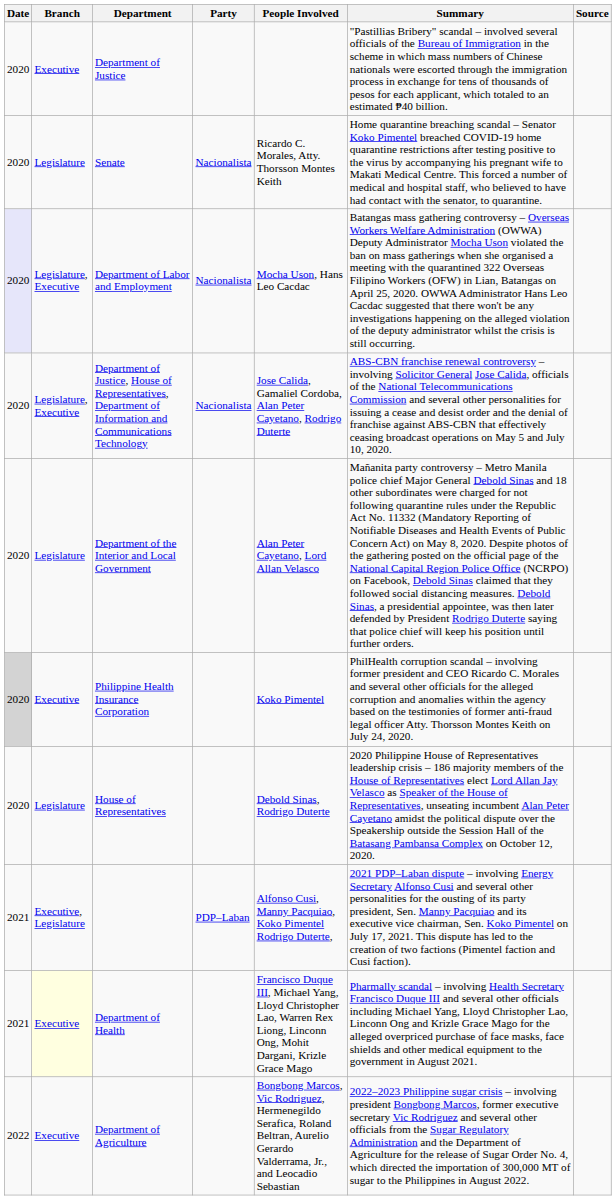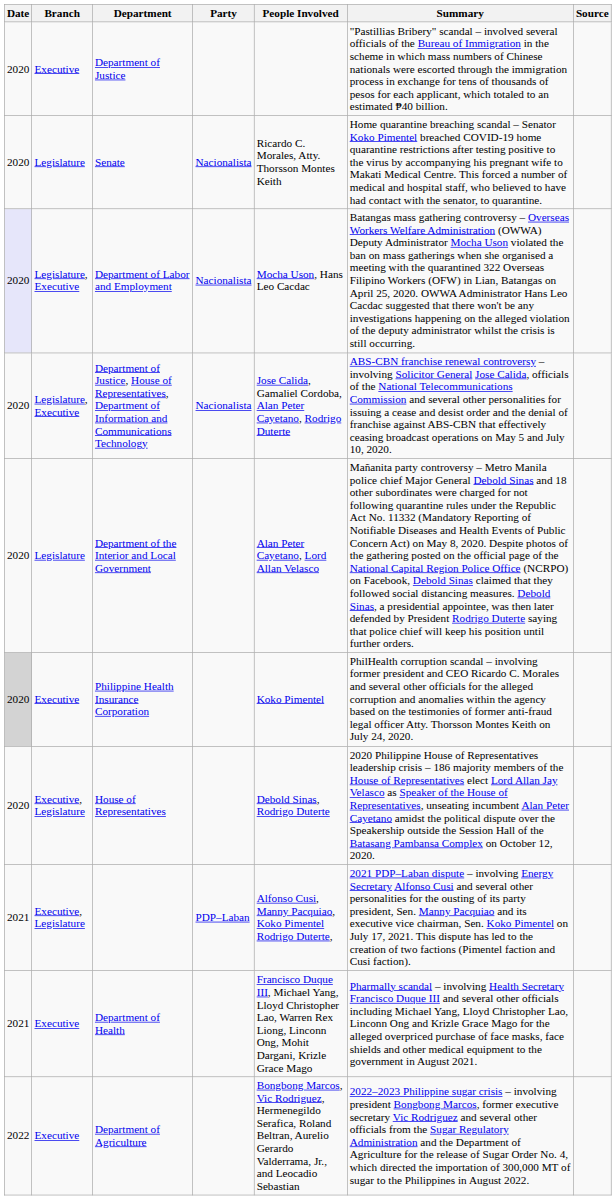(60, 805) Legislature -> (60, 805) Executive, Legislature
(57, 1023) lightyellow background -> (57, 1023) no background
